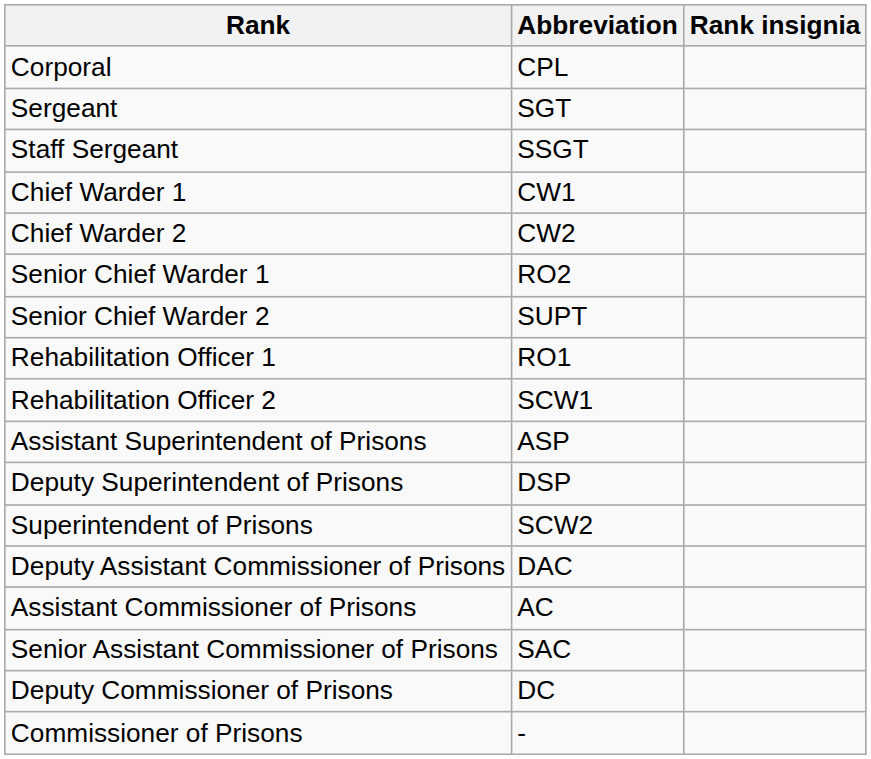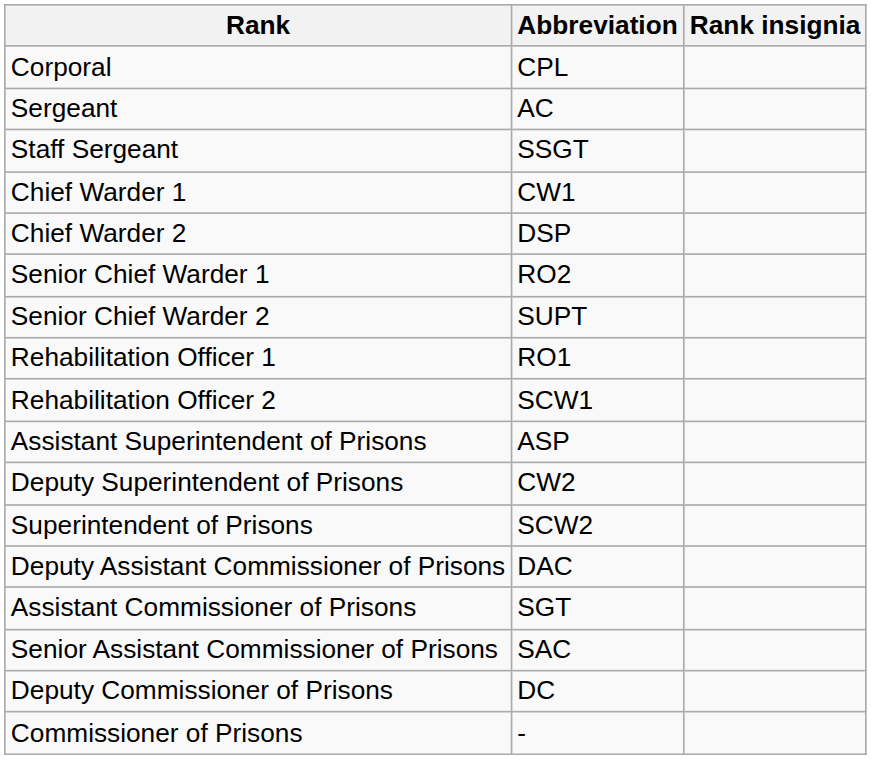(544, 108) SGT -> (536, 108) AC
(547, 233) CW2 -> (544, 233) DSP
(544, 483) DSP -> (547, 483) CW2
(536, 607) AC -> (544, 607) SGT
